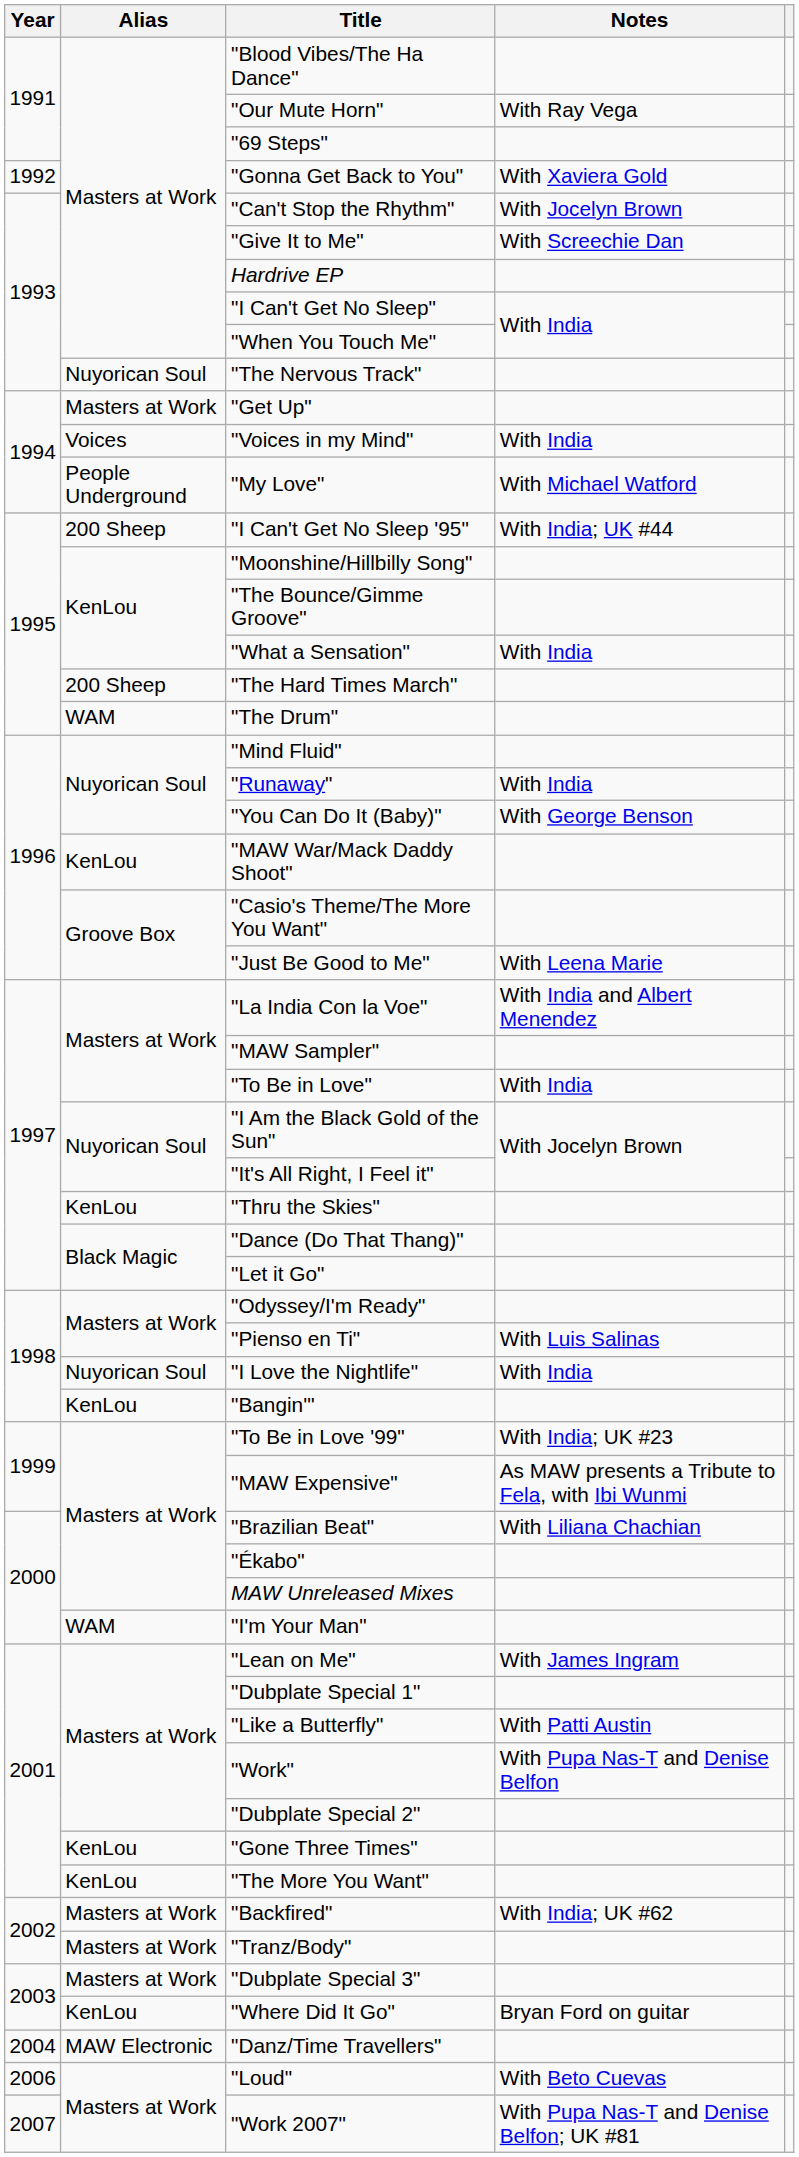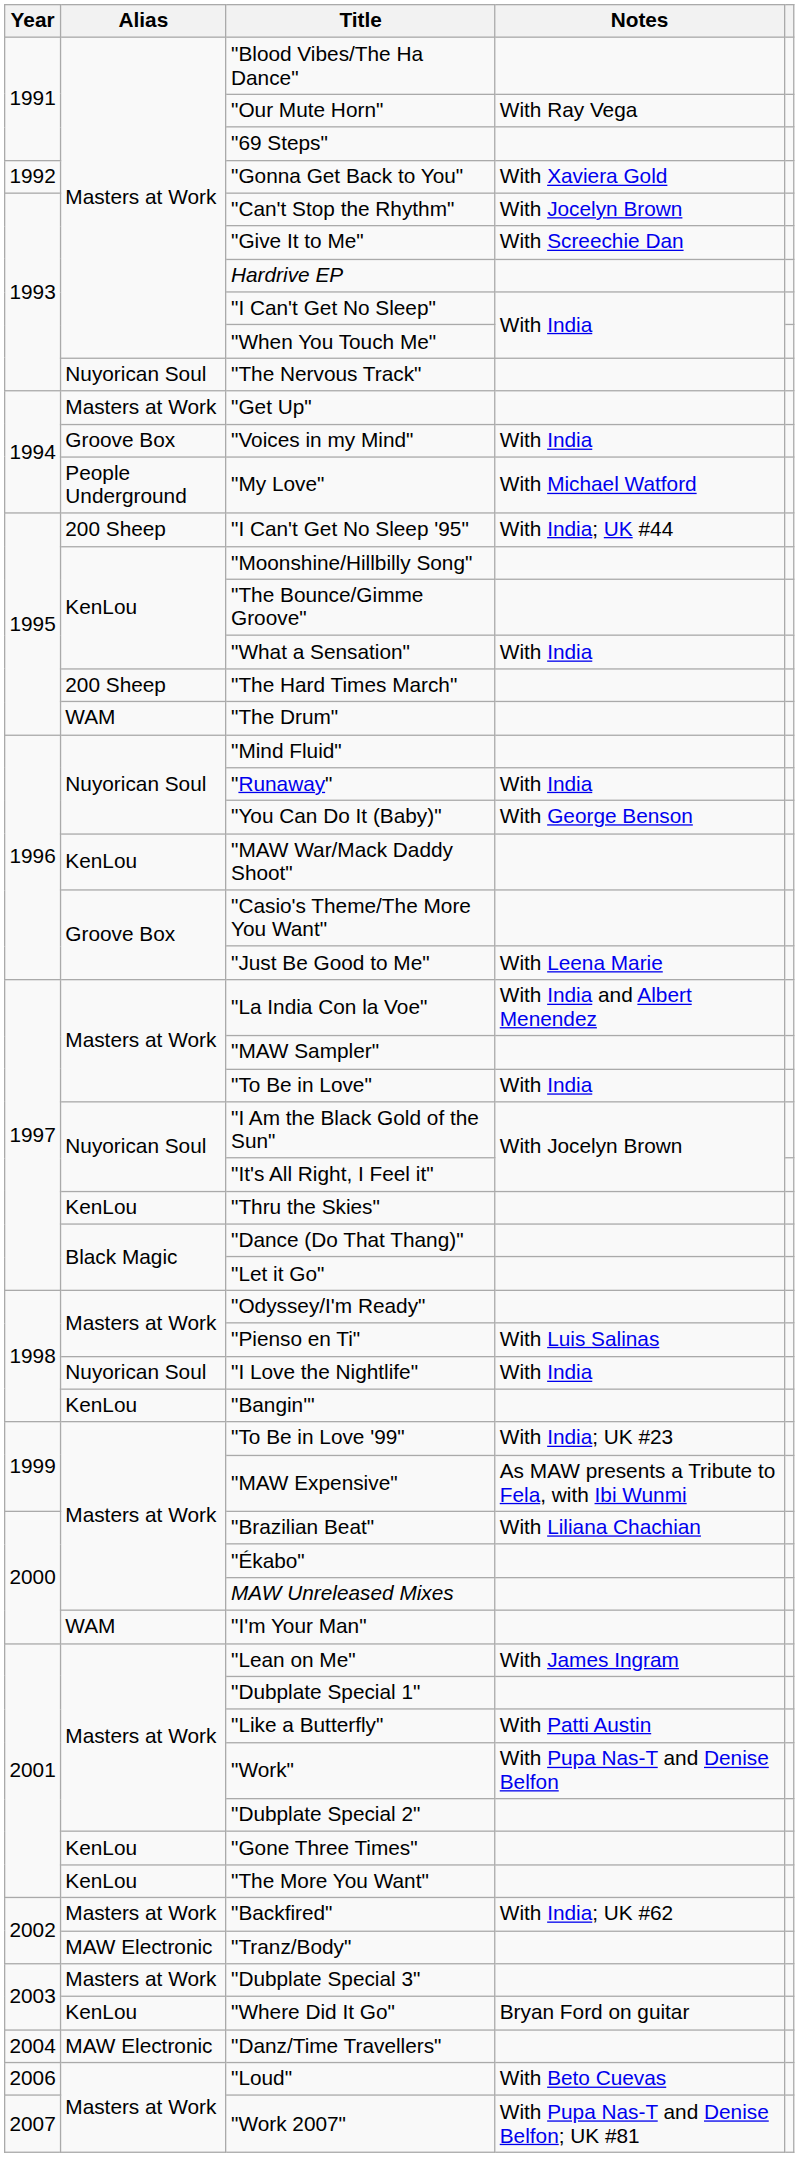(96, 440) Voices -> (120, 440) Groove Box
(141, 1946) Masters at Work -> (139, 1946) MAW Electronic
